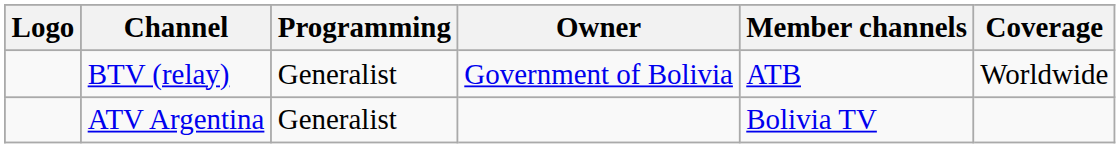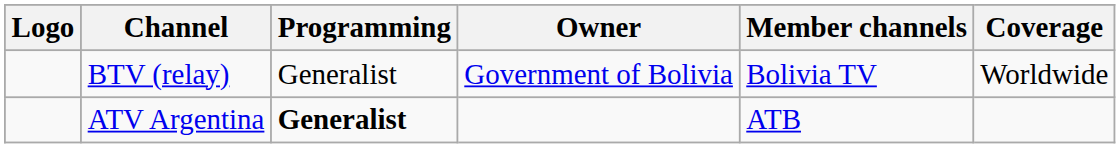(774, 73) ATB -> (812, 73) Bolivia TV
(337, 119) normal -> (342, 119) bold
(812, 119) Bolivia TV -> (774, 119) ATB
